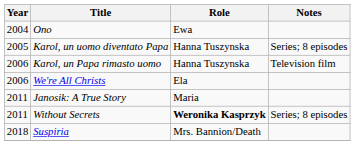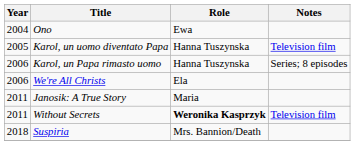(309, 47) Series; 8 episodes -> (303, 47) Television film
(303, 64) Television film -> (309, 64) Series; 8 episodes
(309, 115) Series; 8 episodes -> (303, 115) Television film
